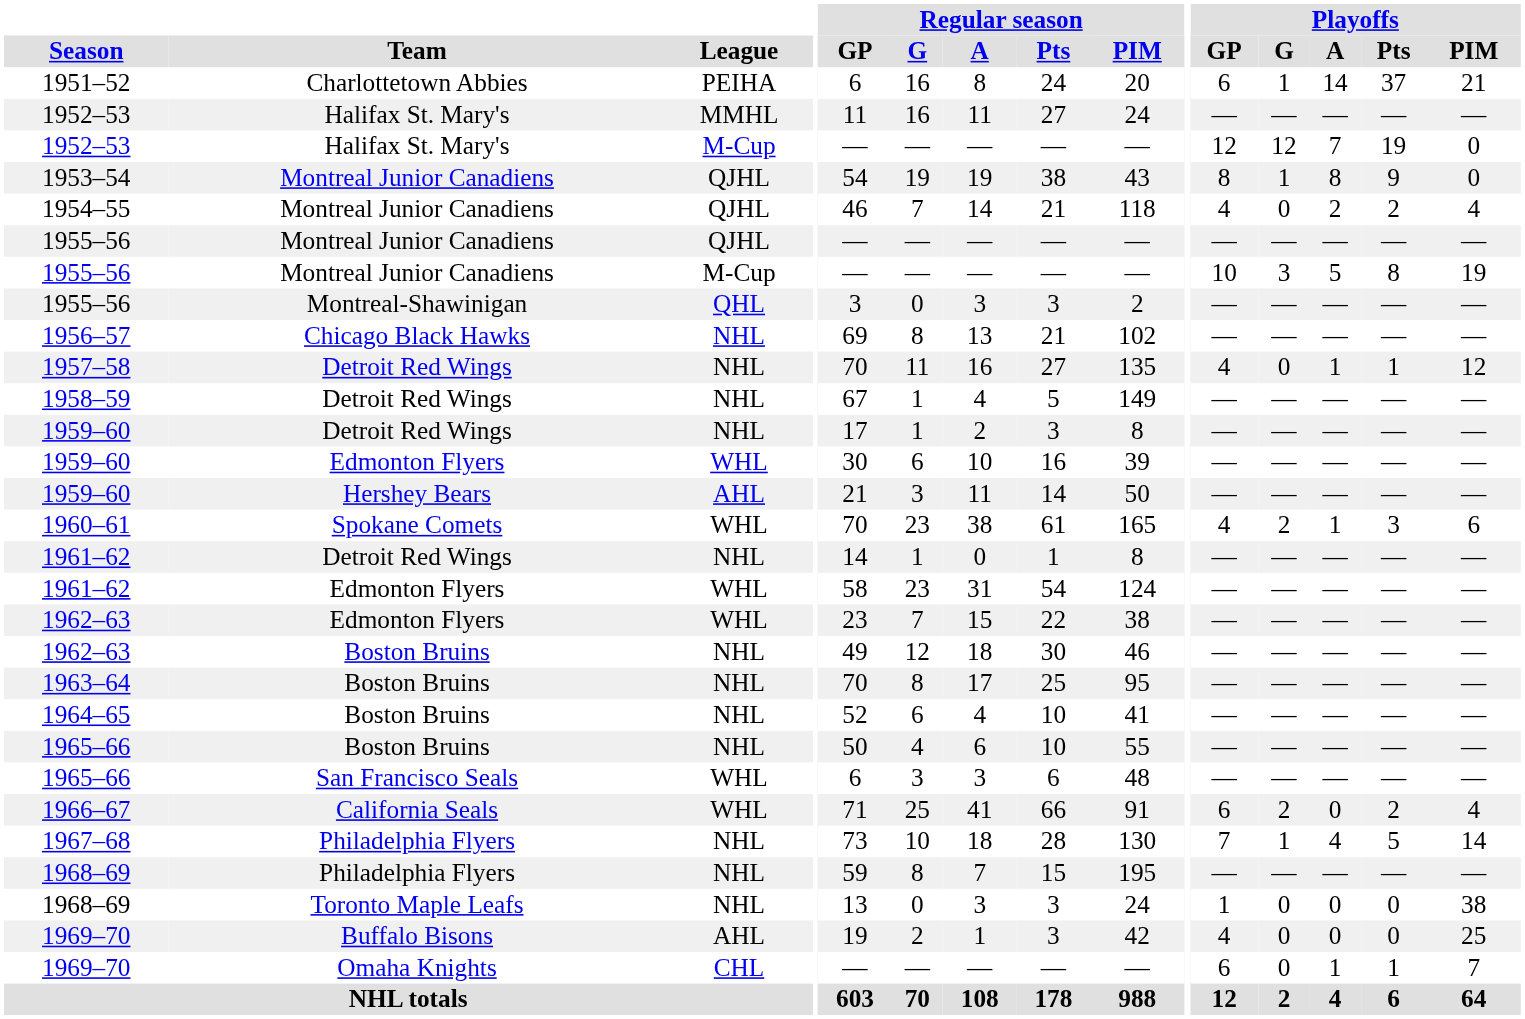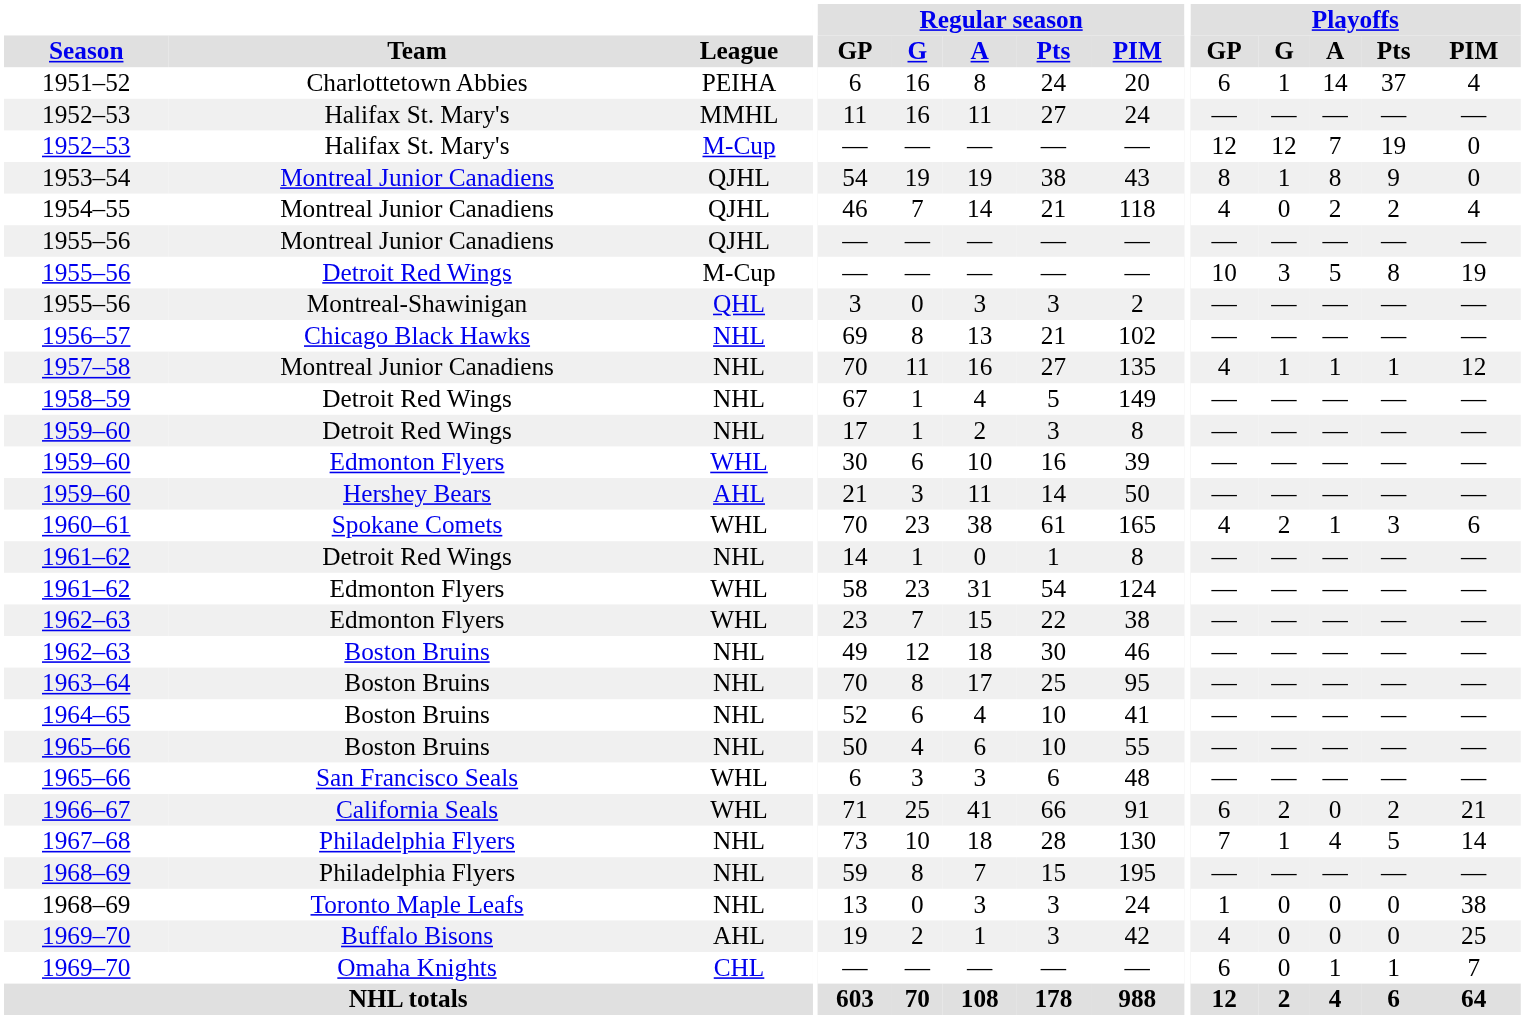(1474, 82) 21 -> (1474, 82) 4
(417, 272) Montreal Junior Canadiens -> (417, 272) Detroit Red Wings
(417, 367) Detroit Red Wings -> (417, 367) Montreal Junior Canadiens
(1284, 367) 0 -> (1284, 367) 1
(1474, 809) 4 -> (1474, 809) 21
